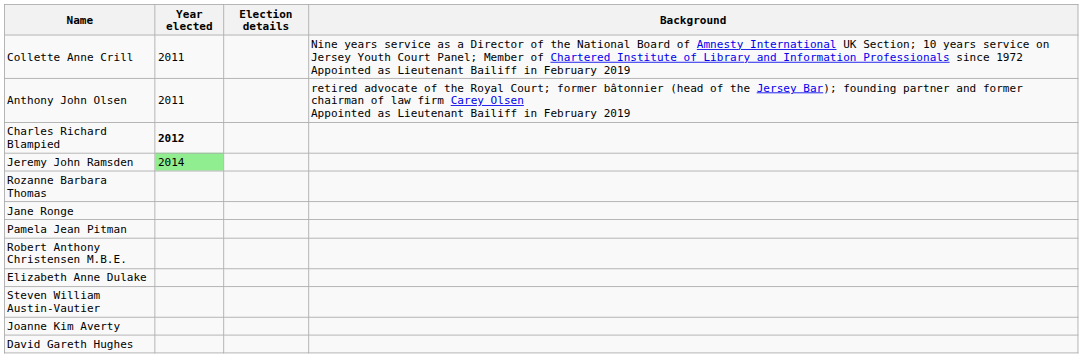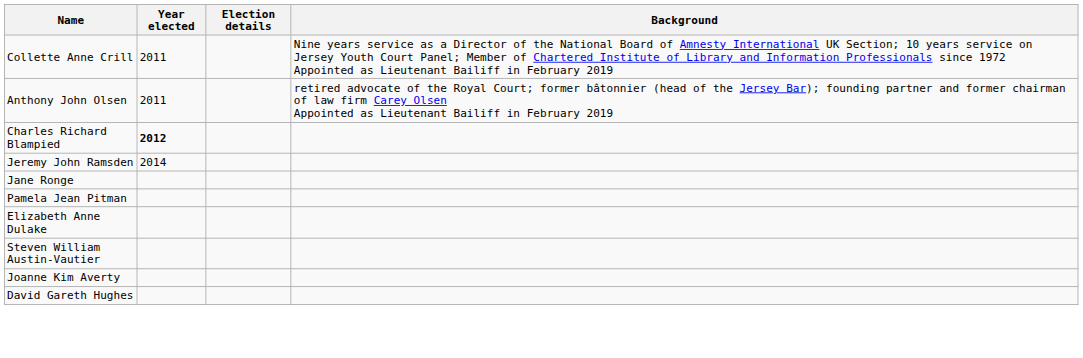(171, 162) lightgreen background -> (153, 162) no background
- row: (57, 186)
- row: (67, 253)
